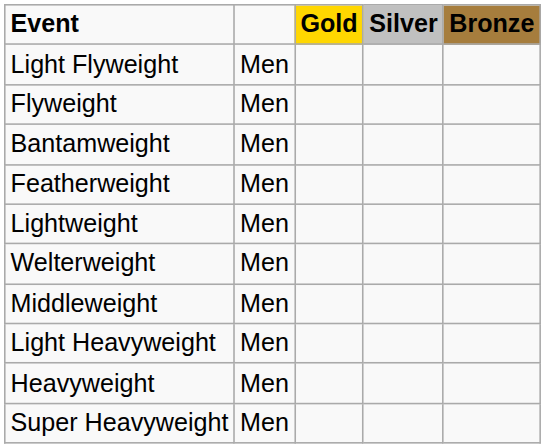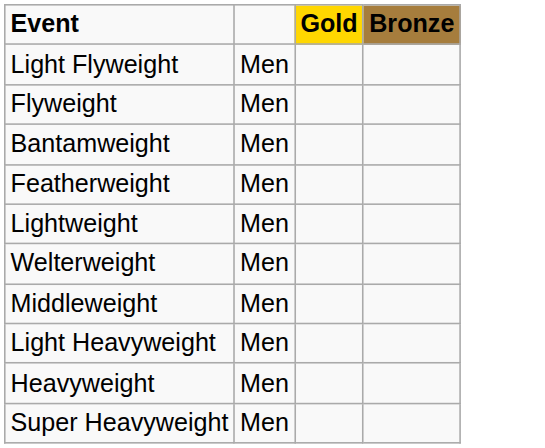- column: (403, 24)
